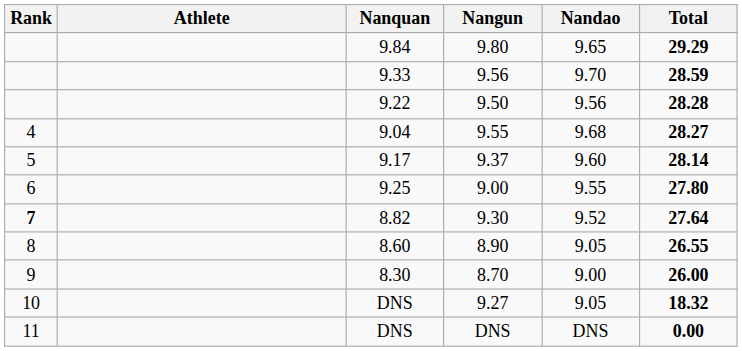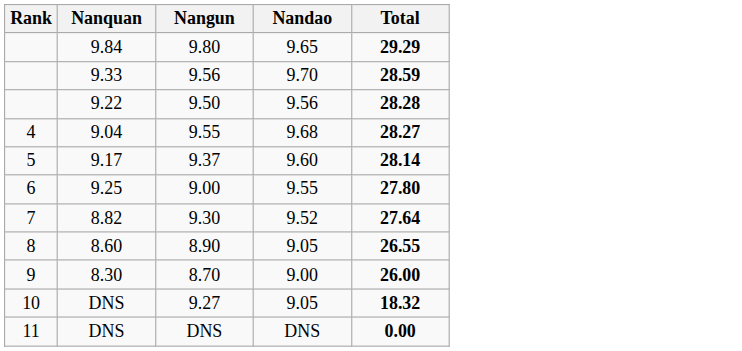- column: (202, 18)
(31, 217) bold -> (31, 217) normal
